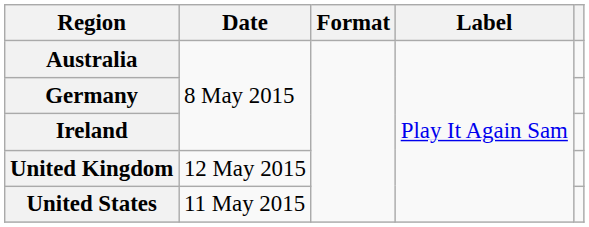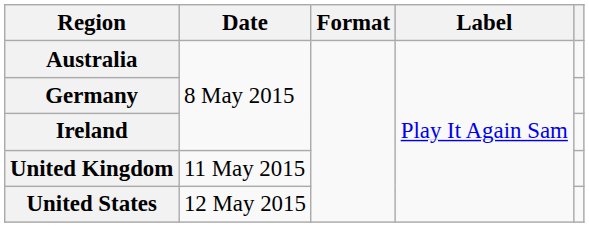(245, 167) 12 May 2015 -> (244, 167) 11 May 2015
(244, 204) 11 May 2015 -> (245, 204) 12 May 2015
